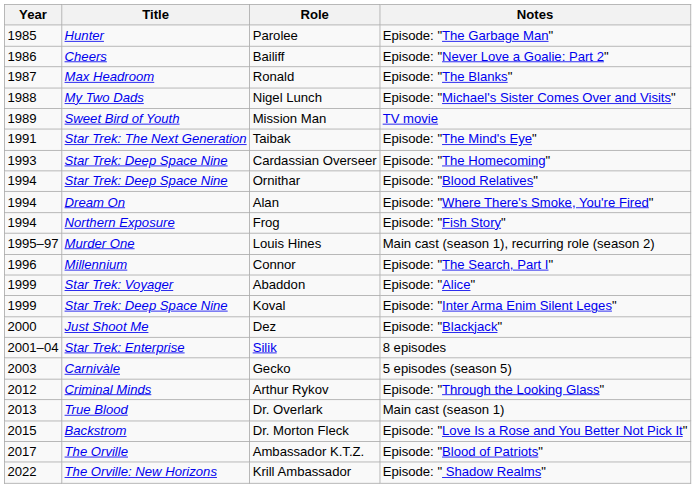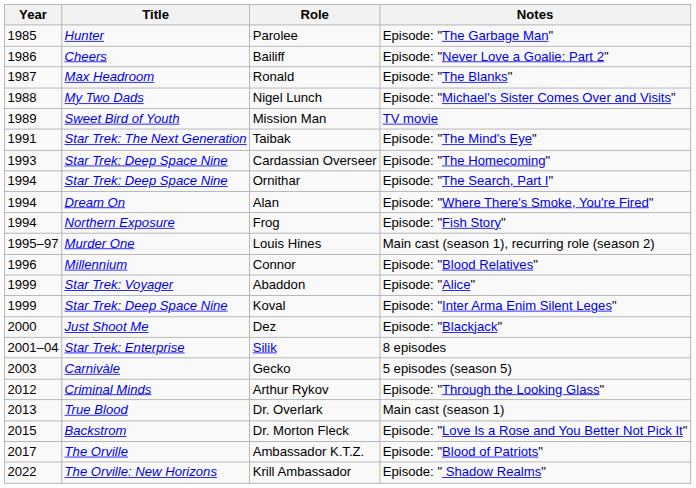(460, 181) Episode: "Blood Relatives" -> (468, 181) Episode: "The Search, Part I"
(468, 264) Episode: "The Search, Part I" -> (460, 264) Episode: "Blood Relatives"
